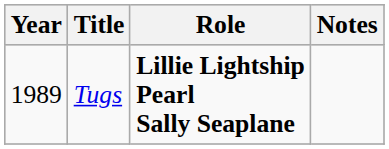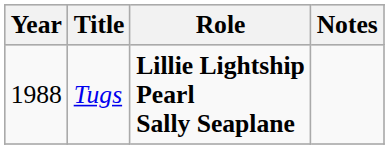(36, 94) 1989 -> (36, 94) 1988
